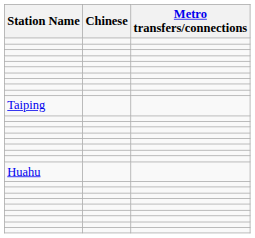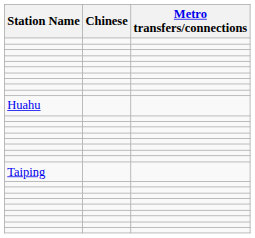rows swapped: (24, 171) <-> (26, 105)
